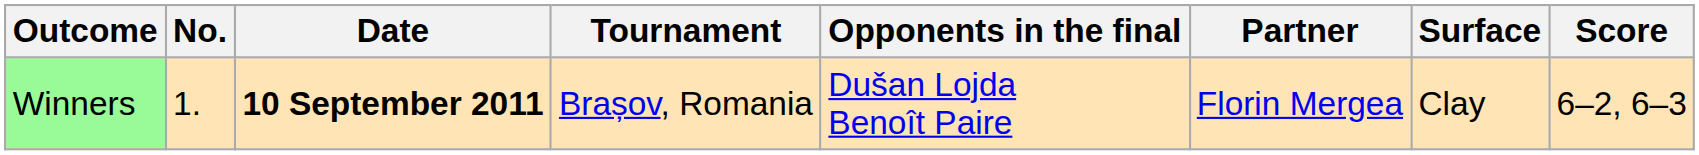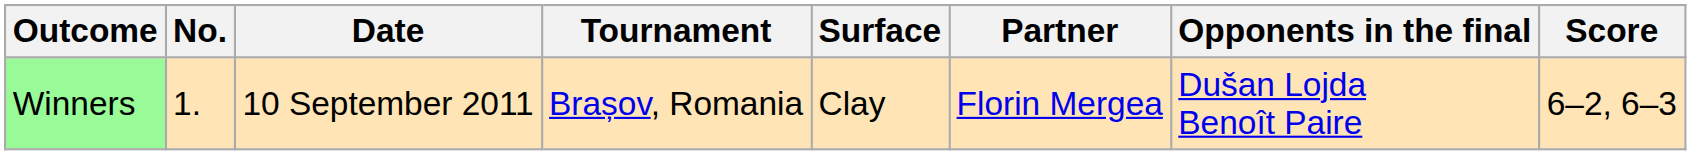columns swapped: (1480, 31) <-> (1005, 31)
(393, 102) bold -> (388, 102) normal
